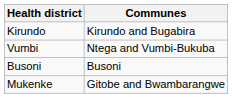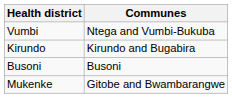rows swapped: (26, 31) <-> (23, 48)
